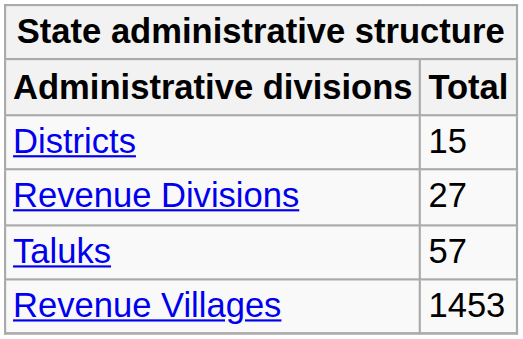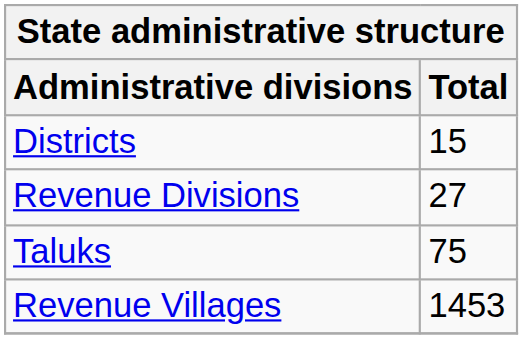(448, 251) 57 -> (448, 251) 75
